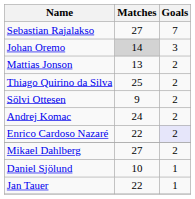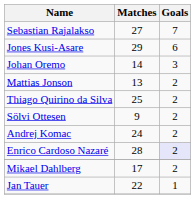+ row: (45, 47)
(137, 47) lightgrey background -> (137, 64) no background
(137, 133) 22 -> (137, 151) 28
(137, 151) 27 -> (137, 168) 17
- row: (40, 168)
